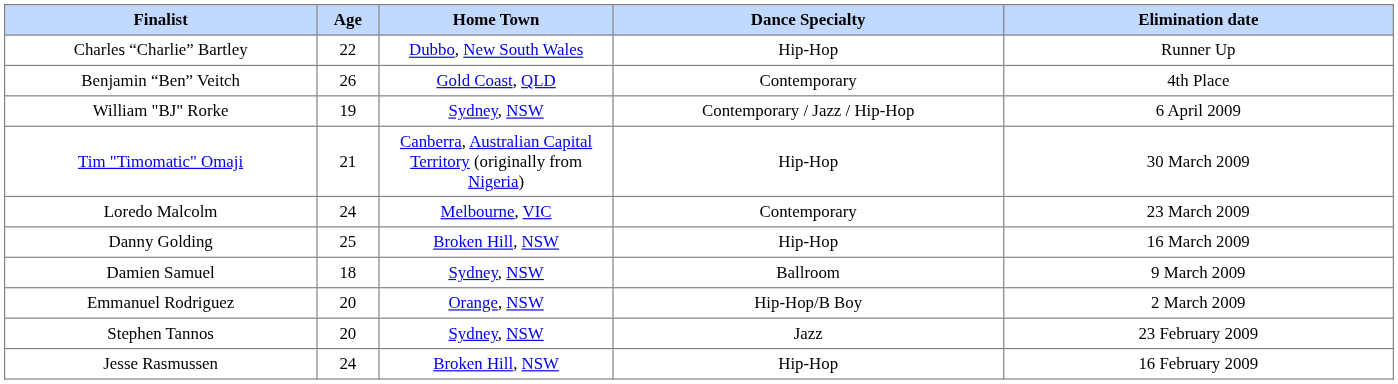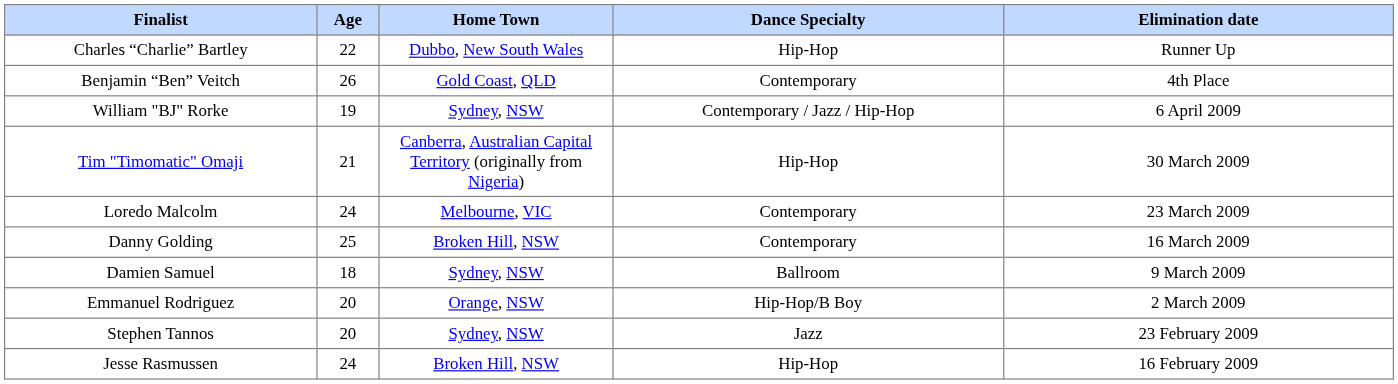(808, 242) Hip-Hop -> (808, 242) Contemporary
